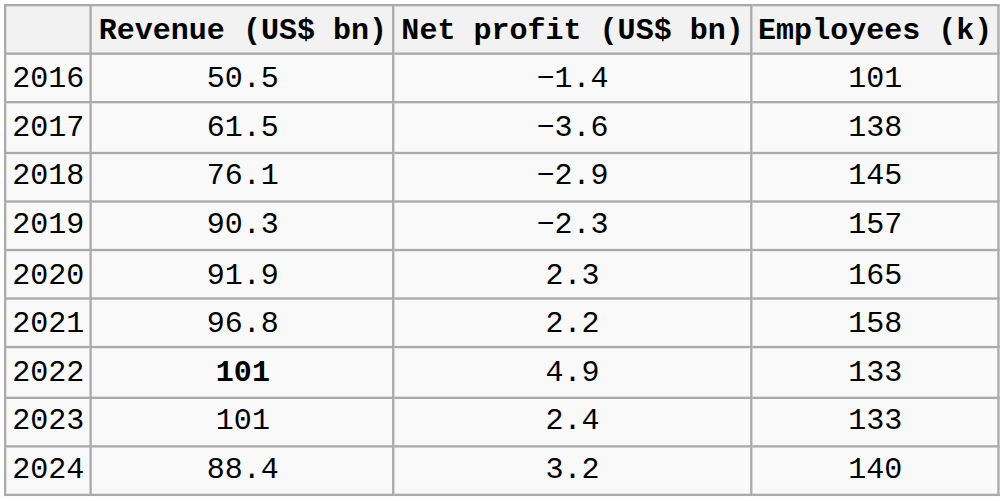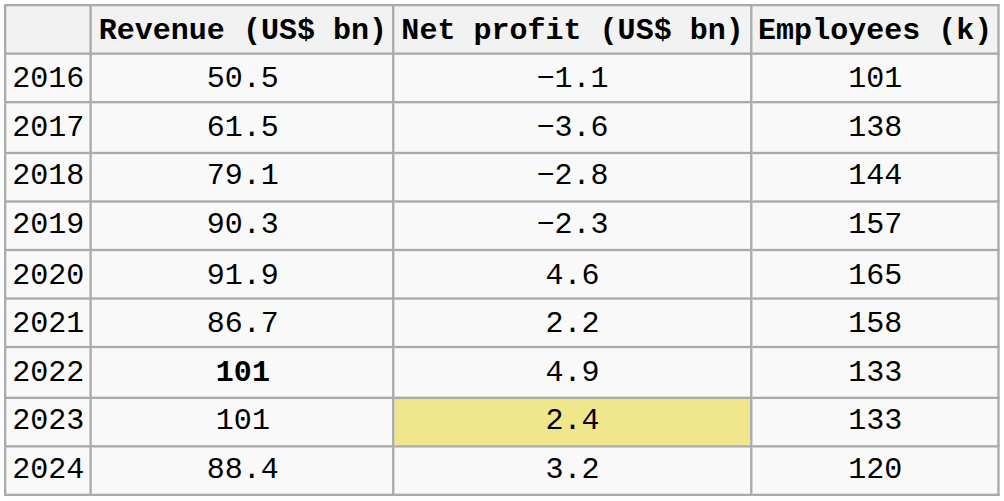(573, 79) −1.4 -> (573, 79) −1.1
(243, 176) 76.1 -> (243, 176) 79.1
(573, 176) −2.9 -> (573, 176) −2.8
(875, 176) 145 -> (875, 176) 144
(573, 274) 2.3 -> (573, 274) 4.6
(243, 323) 96.8 -> (243, 323) 86.7
(573, 421) no background -> (573, 421) khaki background
(875, 470) 140 -> (875, 470) 120
